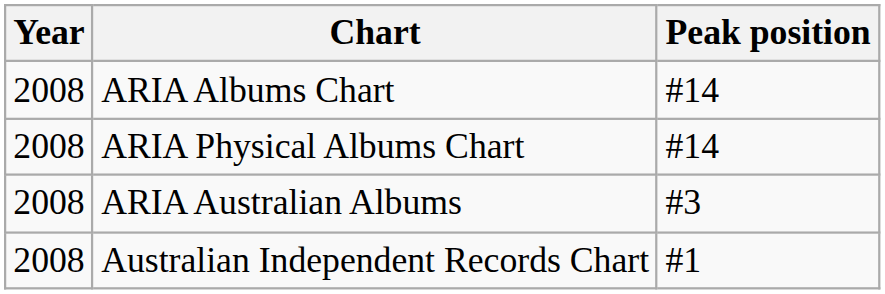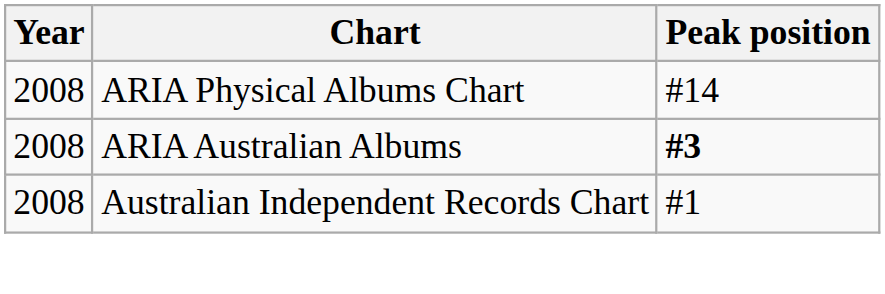- row: (248, 89)
(683, 202) normal -> (683, 145) bold
